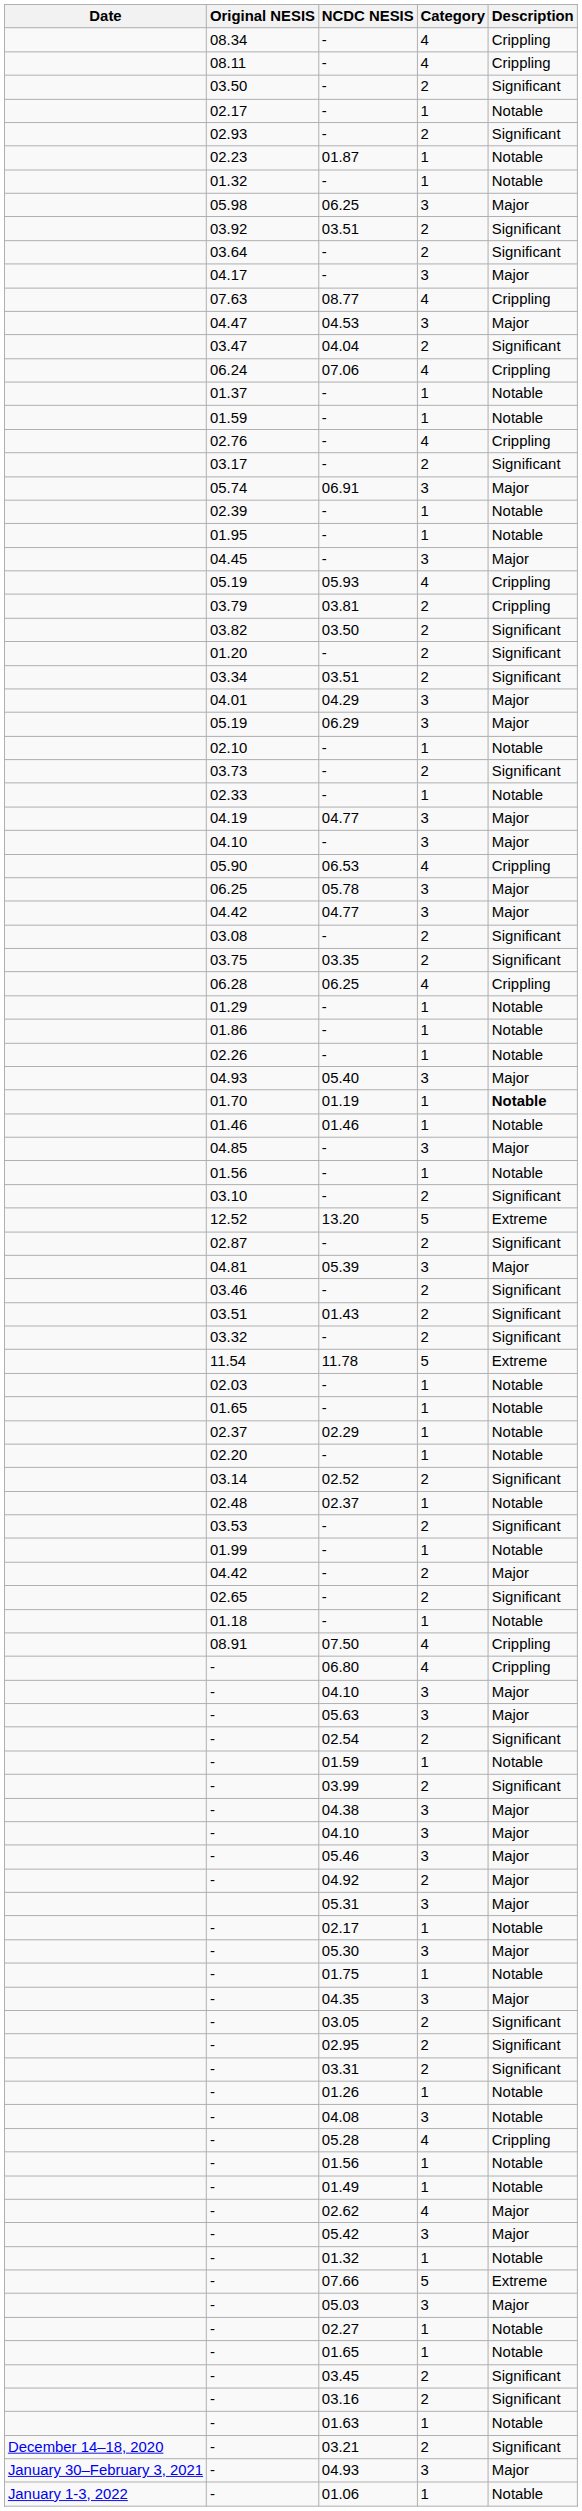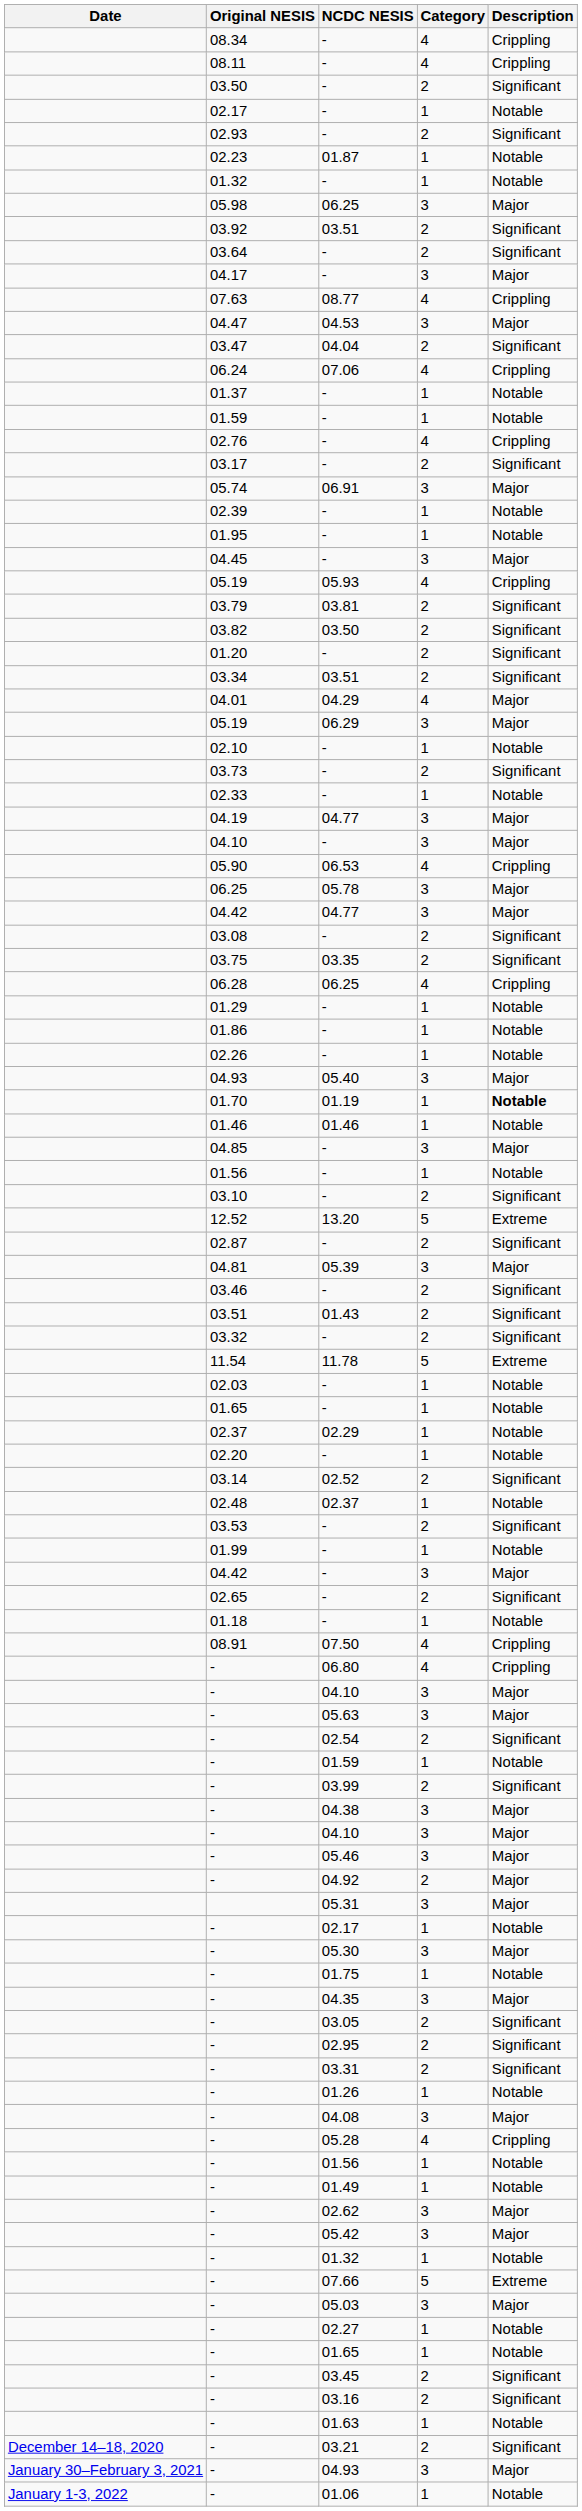(521, 606) Crippling -> (526, 606) Significant
(425, 700) 3 -> (425, 700) 4
(425, 1573) 2 -> (425, 1573) 3
(518, 2116) Notable -> (510, 2116) Major
(425, 2210) 4 -> (425, 2210) 3
